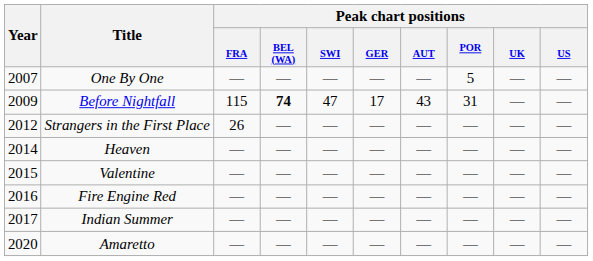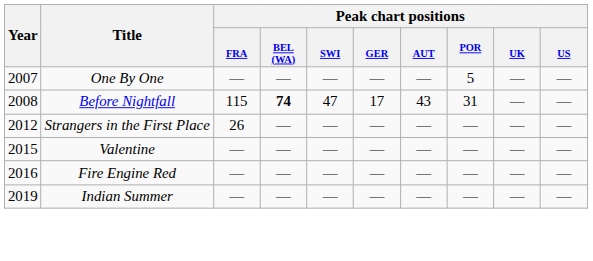(23, 102) 2009 -> (23, 102) 2008
- row: (127, 149)
(23, 220) 2017 -> (23, 196) 2019
- row: (127, 243)
